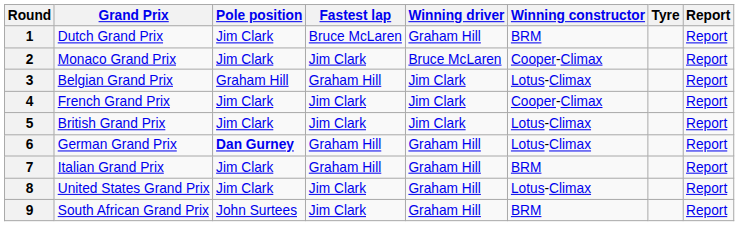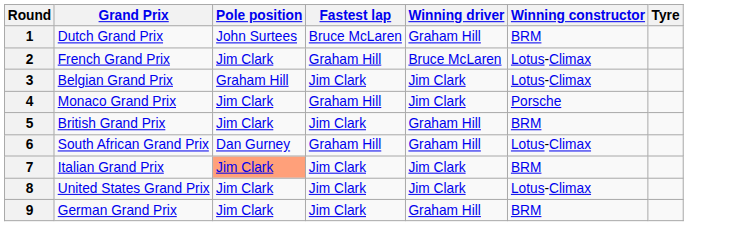- column: (708, 15)
(245, 37) Jim Clark -> (257, 37) John Surtees
(117, 58) Monaco Grand Prix -> (114, 58) French Grand Prix
(337, 58) Jim Clark -> (345, 58) Graham Hill
(557, 58) Cooper-Climax -> (551, 58) Lotus-Climax
(345, 80) Graham Hill -> (337, 80) Jim Clark
(114, 102) French Grand Prix -> (117, 102) Monaco Grand Prix
(337, 102) Jim Clark -> (345, 102) Graham Hill
(557, 102) Cooper-Climax -> (536, 102) Porsche
(437, 123) Jim Clark -> (445, 123) Graham Hill
(551, 123) Lotus-Climax -> (526, 123) BRM
(117, 145) German Grand Prix -> (133, 145) South African Grand Prix
(255, 145) bold -> (253, 145) normal
(245, 166) no background -> (245, 166) lightsalmon background
(345, 166) Graham Hill -> (337, 166) Jim Clark
(445, 166) Graham Hill -> (437, 166) Jim Clark
(445, 188) Graham Hill -> (437, 188) Jim Clark
(133, 210) South African Grand Prix -> (117, 210) German Grand Prix
(257, 210) John Surtees -> (245, 210) Jim Clark
